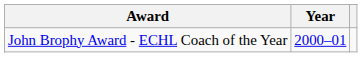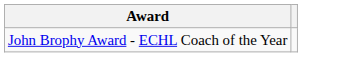- column: (320, 16)
